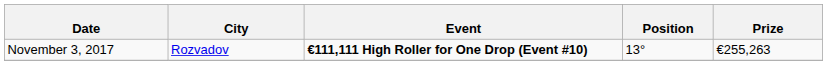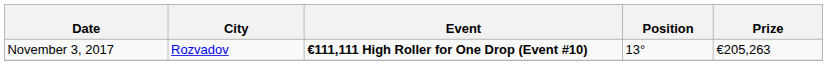(744, 49) €255,263 -> (744, 49) €205,263
